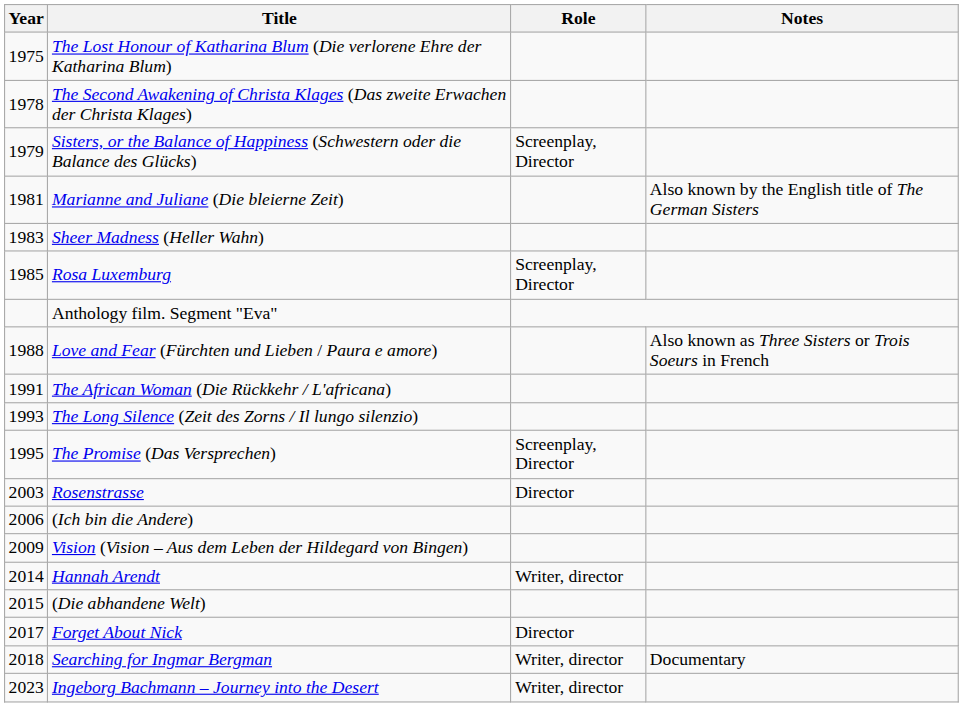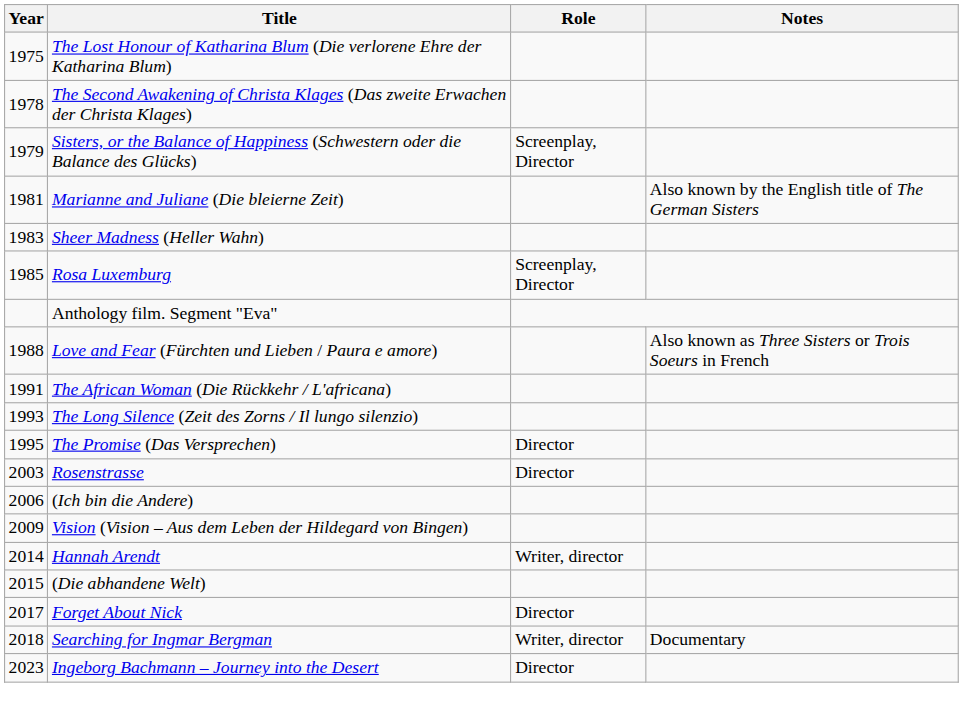(556, 454) Screenplay, Director -> (544, 444) Director
(569, 687) Writer, director -> (544, 667) Director
